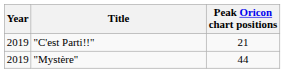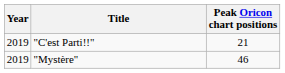(243, 59) 44 -> (243, 59) 46
